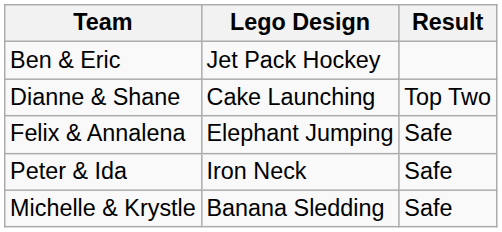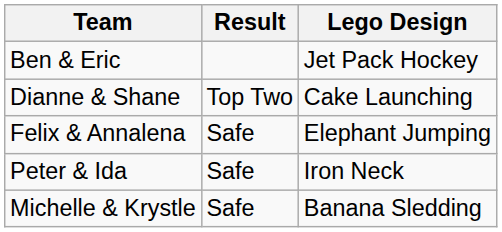columns swapped: (300, 23) <-> (448, 23)
